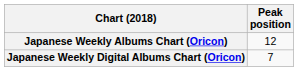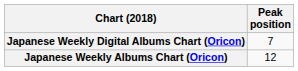rows swapped: (126, 41) <-> (126, 58)
